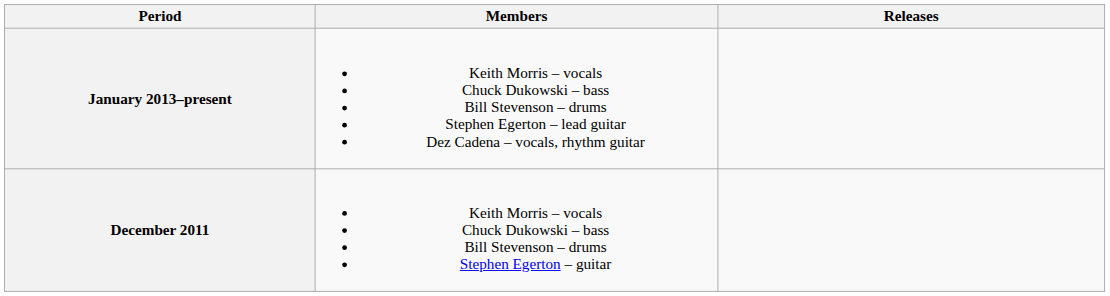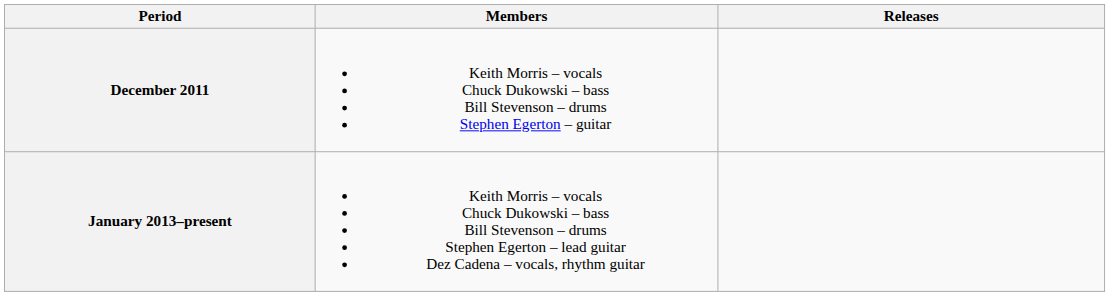rows swapped: (160, 230) <-> (160, 98)
